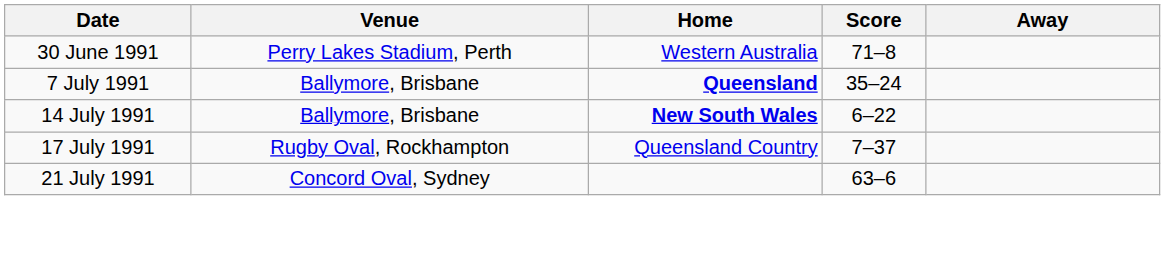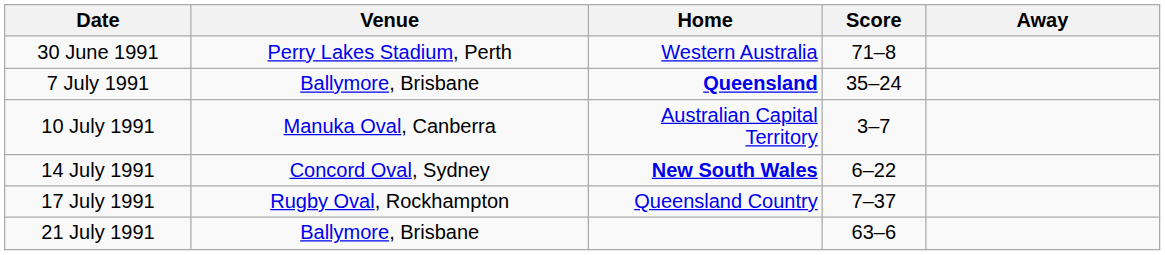+ row: (98, 126)
(390, 115) Ballymore, Brisbane -> (390, 169) Concord Oval, Sydney
(390, 178) Concord Oval, Sydney -> (390, 233) Ballymore, Brisbane
